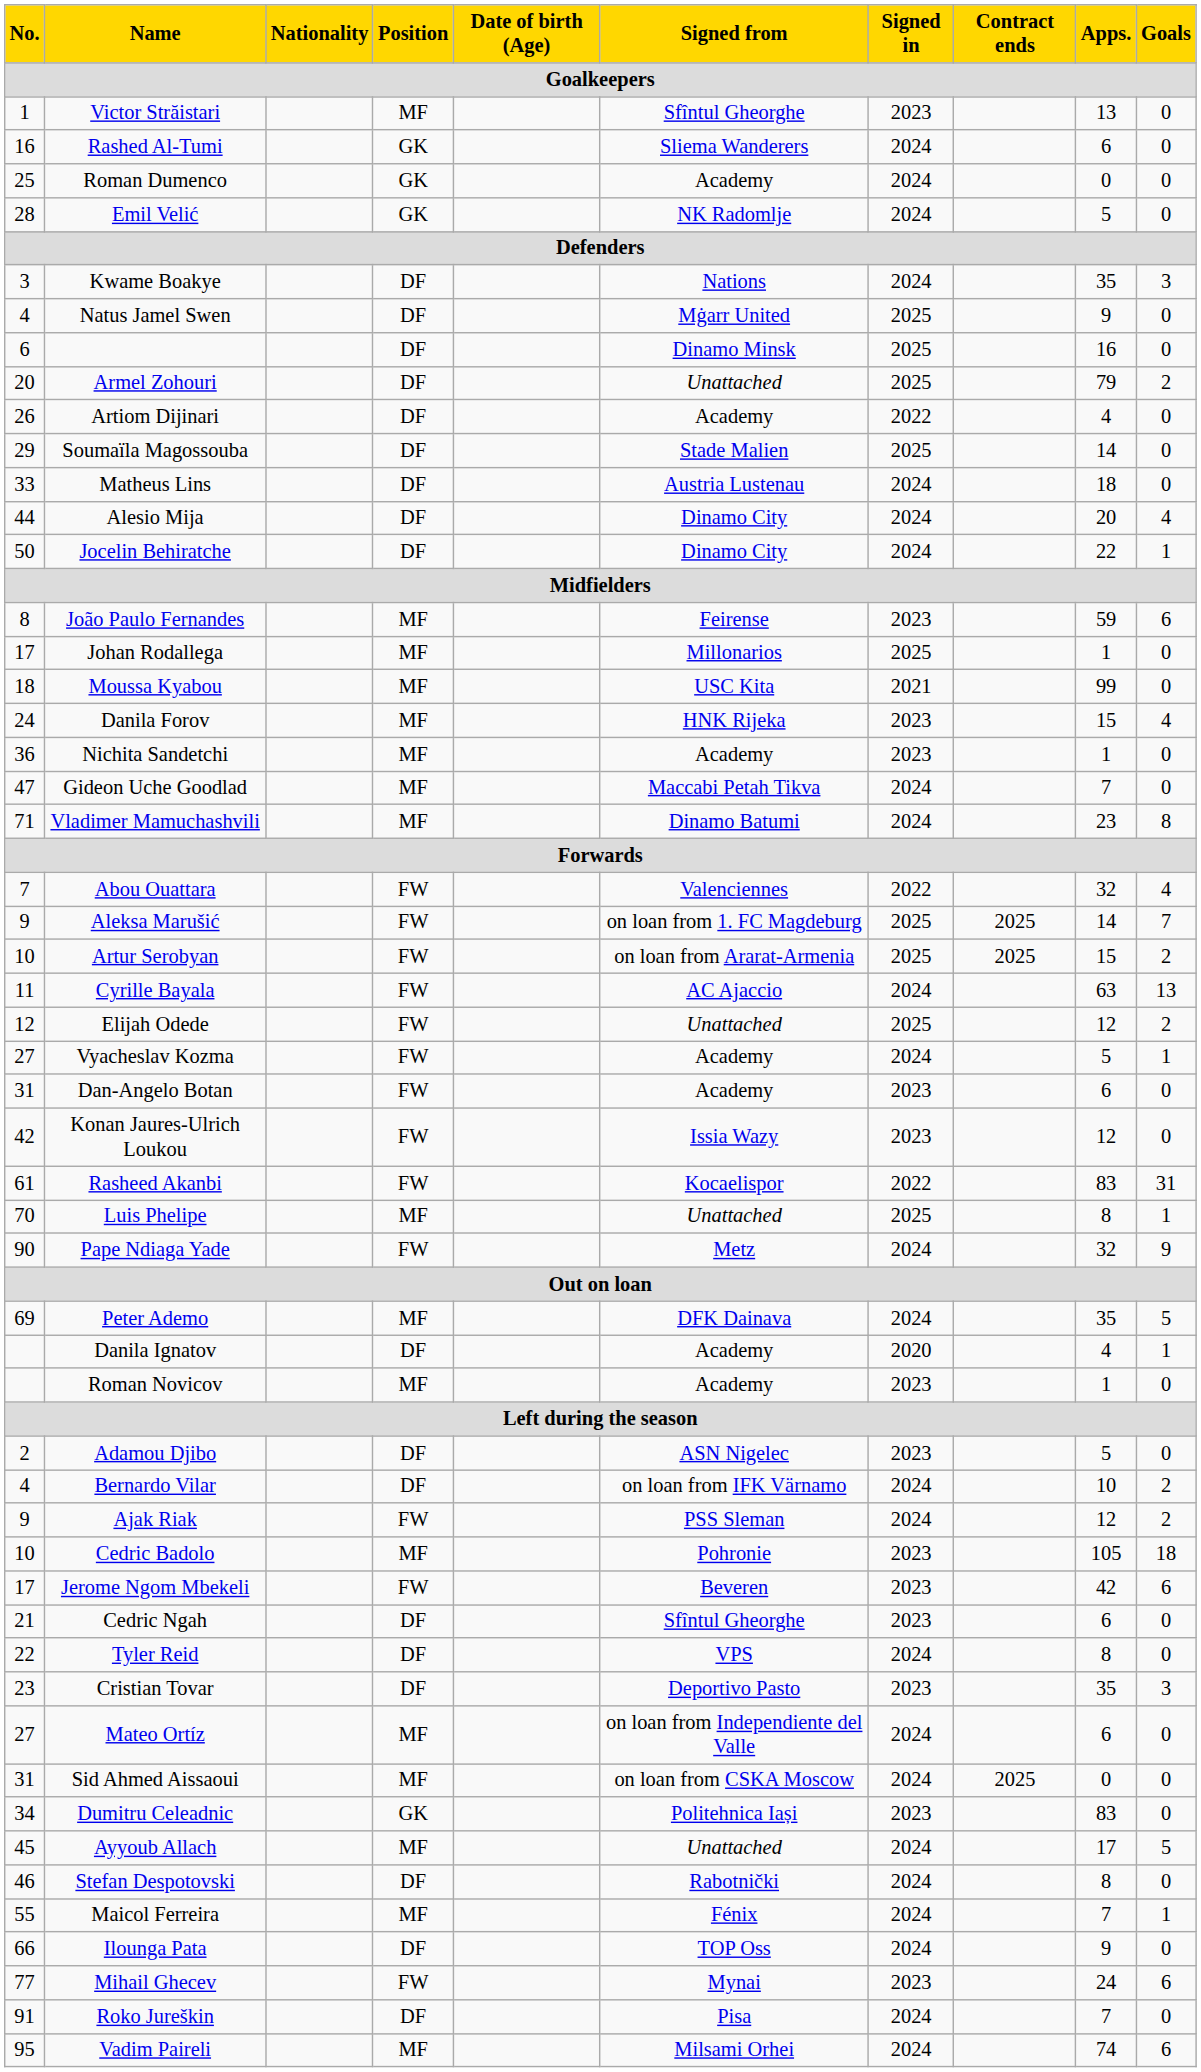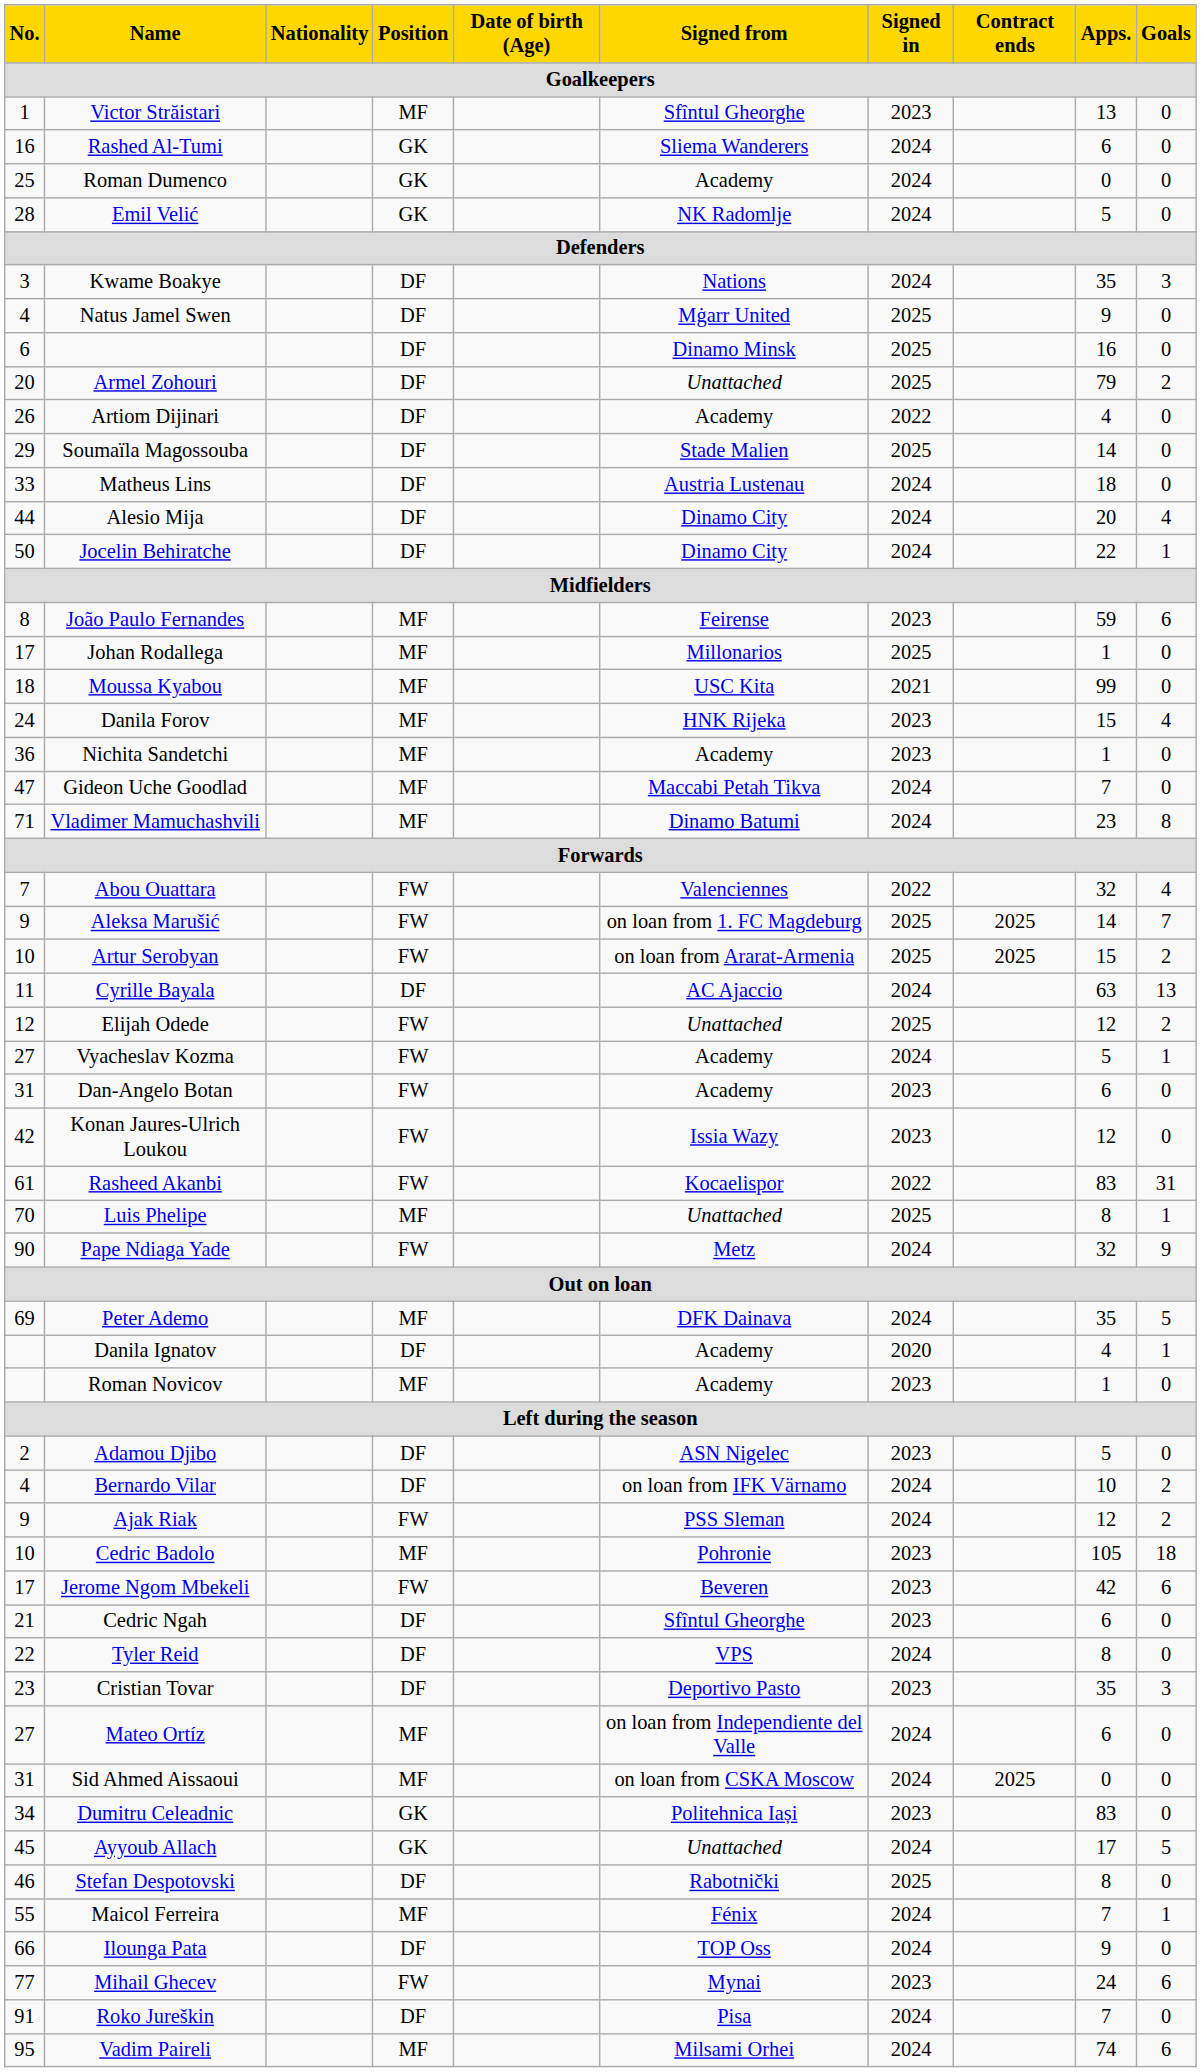(413, 990) FW -> (413, 990) DF
(413, 1847) MF -> (413, 1847) GK
(911, 1881) 2024 -> (911, 1881) 2025
